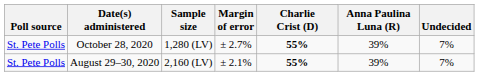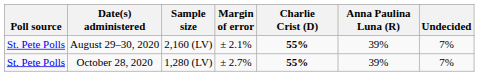rows swapped: (115, 44) <-> (115, 62)
